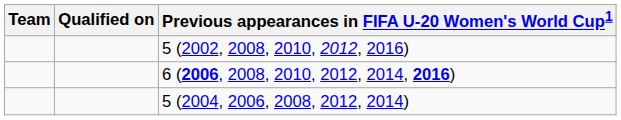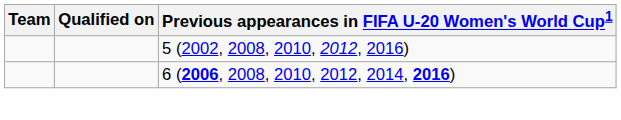- row: (286, 101)
